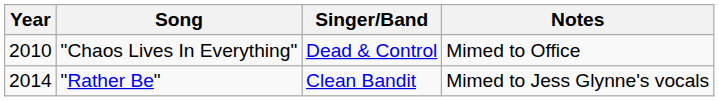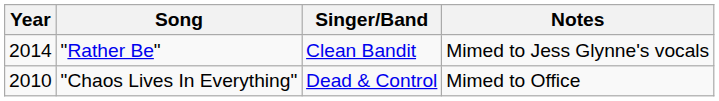rows swapped: (179, 50) <-> (111, 80)
